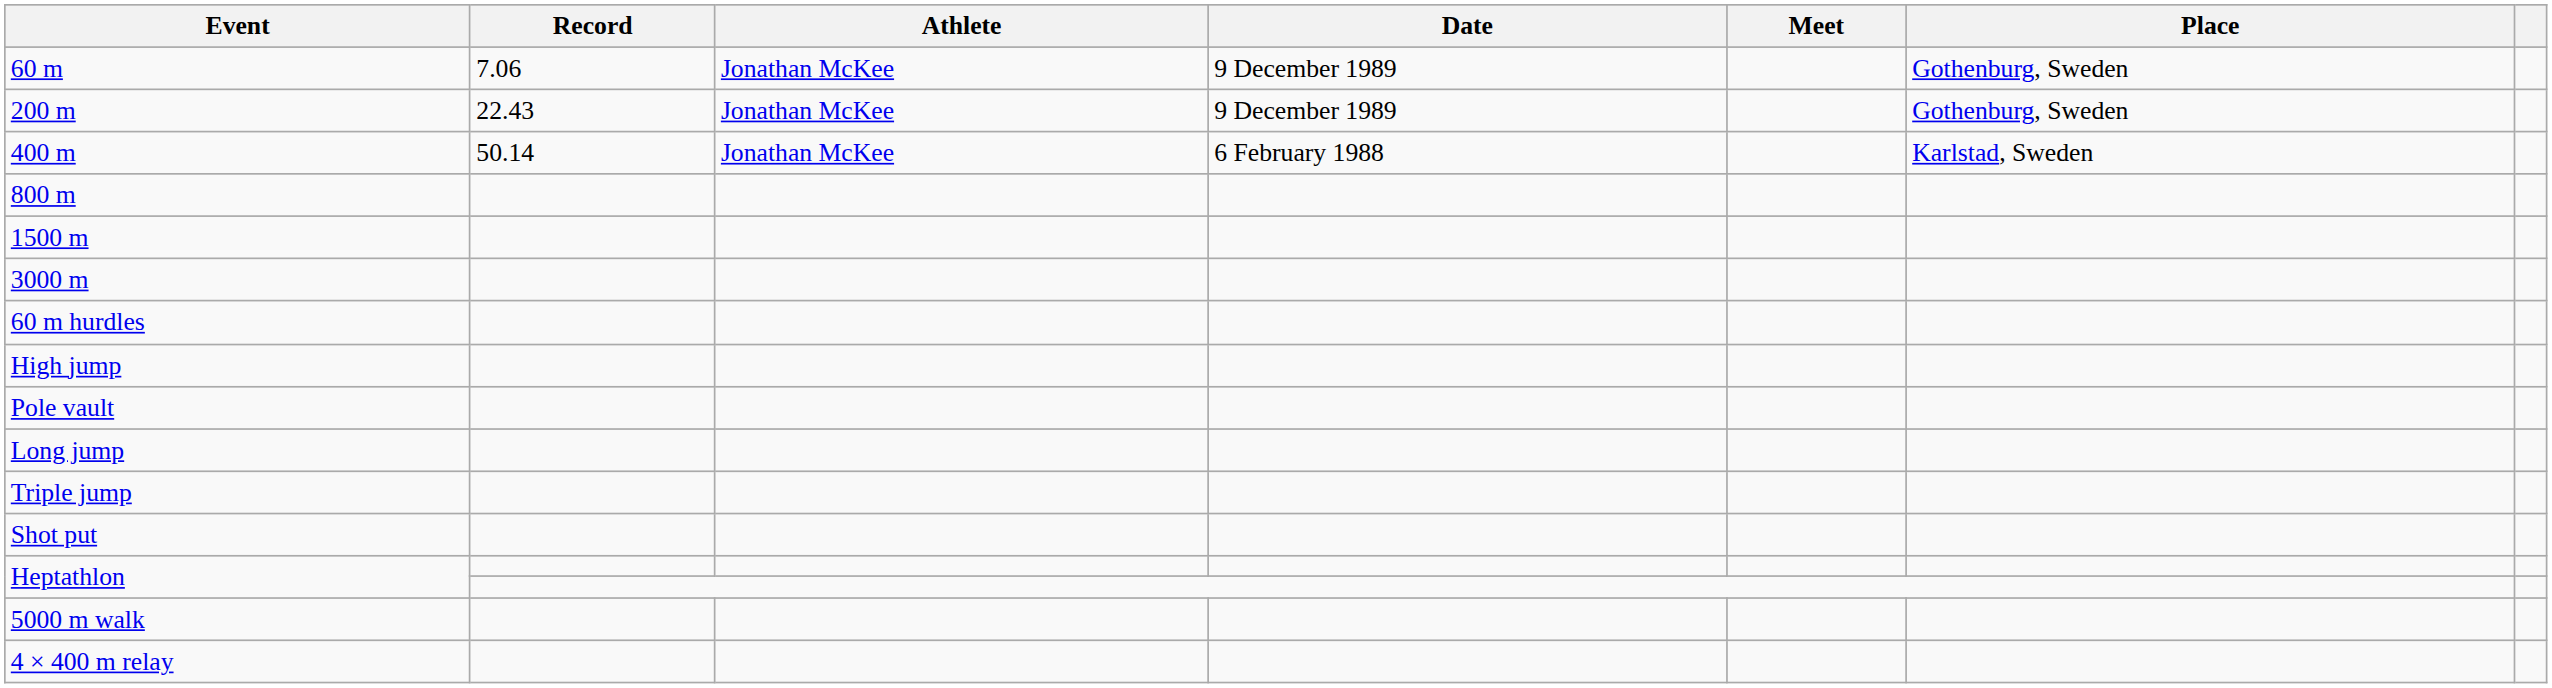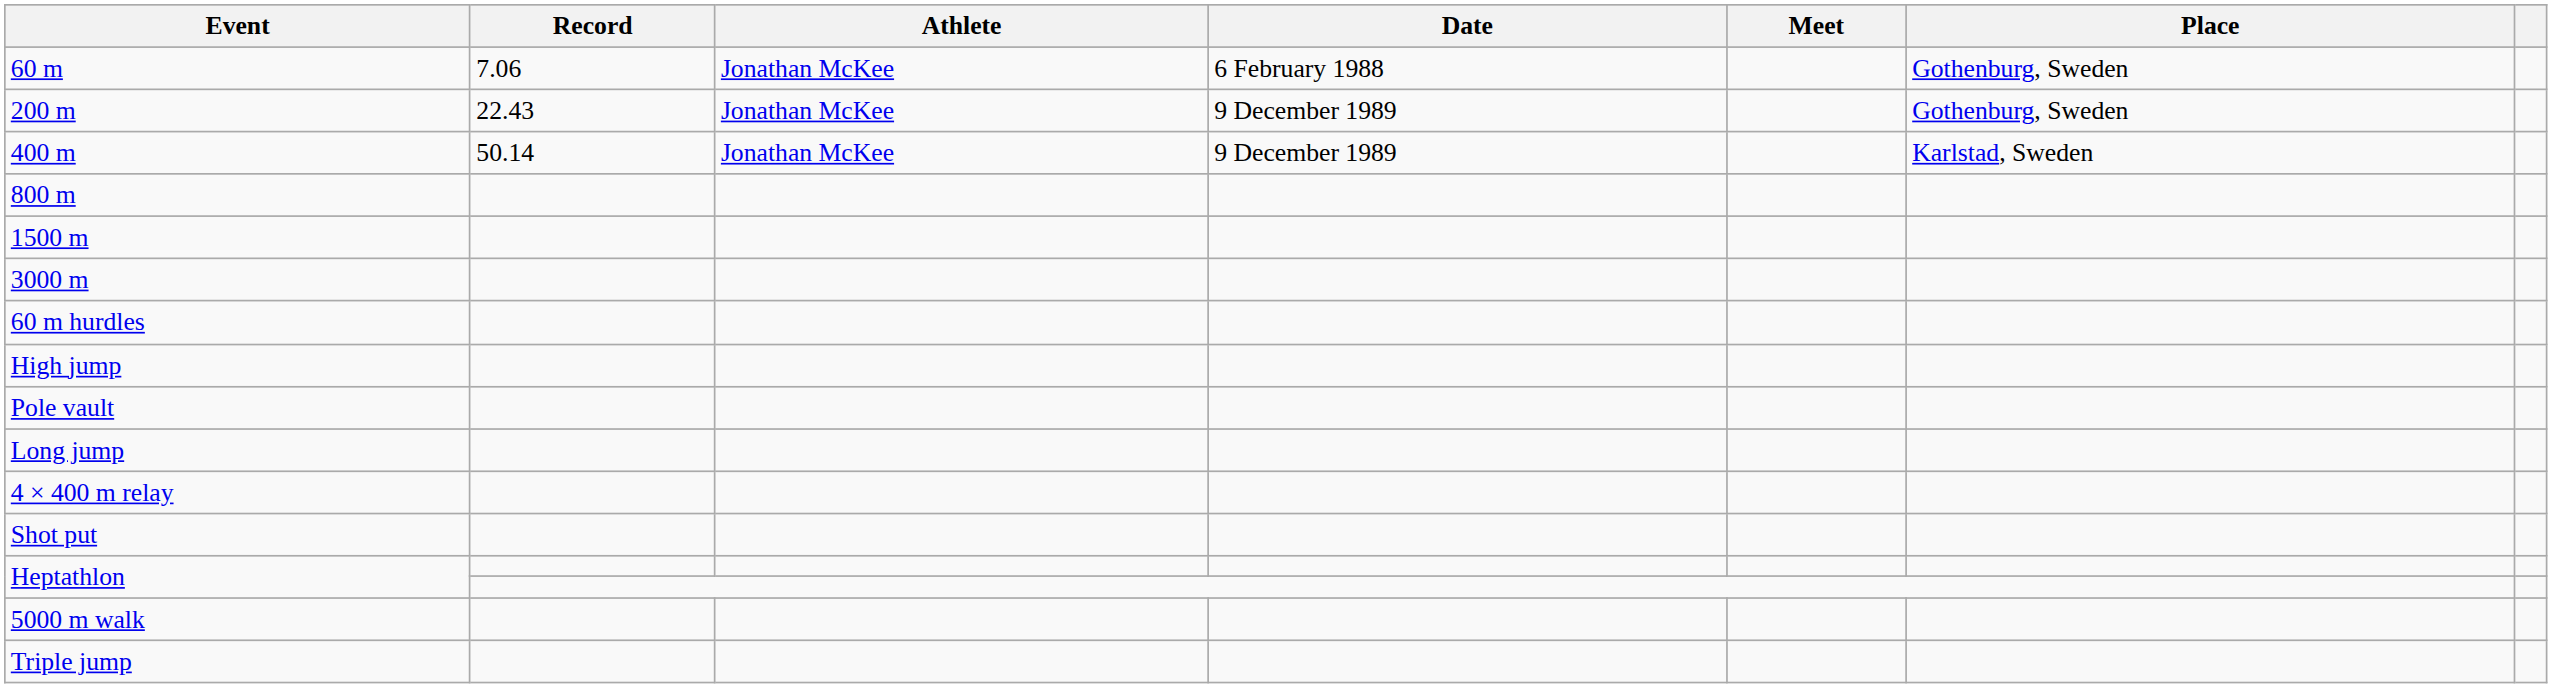(1305, 68) 9 December 1989 -> (1299, 68) 6 February 1988
(1299, 152) 6 February 1988 -> (1305, 152) 9 December 1989
rows swapped: (71, 491) <-> (92, 661)
